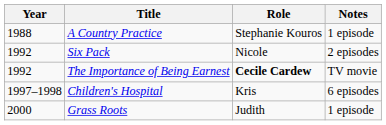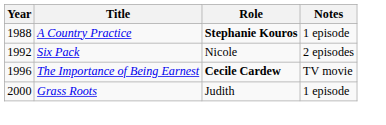(279, 33) normal -> (251, 33) bold
(19, 71) 1992 -> (19, 71) 1996
- row: (115, 91)
